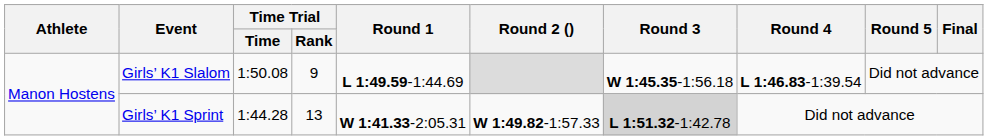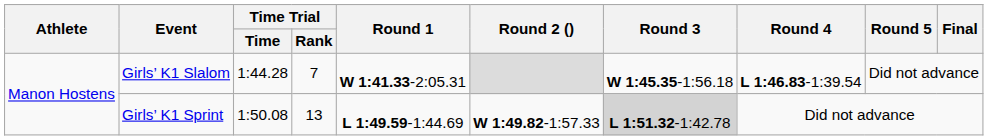(263, 74) 1:50.08 -> (263, 74) 1:44.28
(314, 74) 9 -> (314, 74) 7
(403, 82) L 1:49.59-1:44.69 -> (403, 82) W 1:41.33-2:05.31
(263, 115) 1:44.28 -> (263, 115) 1:50.08
(403, 123) W 1:41.33-2:05.31 -> (403, 123) L 1:49.59-1:44.69
